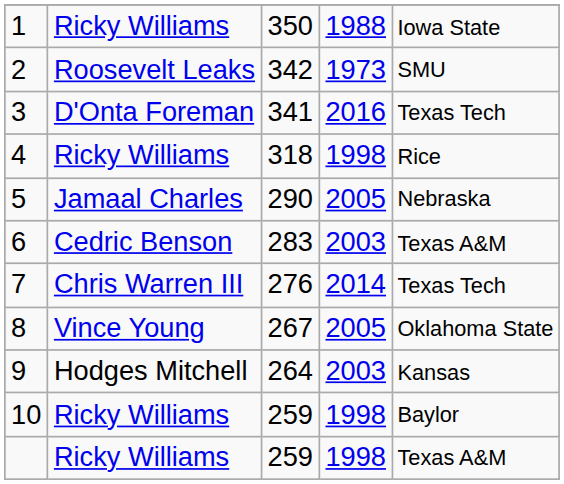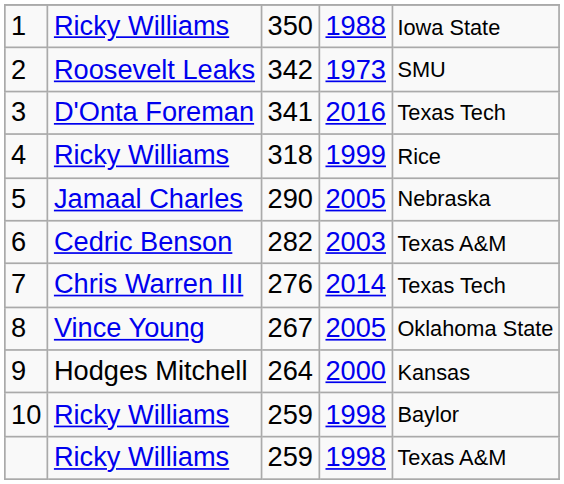(356, 155) 1998 -> (356, 155) 1999
(290, 241) 283 -> (290, 241) 282
(356, 371) 2003 -> (356, 371) 2000
